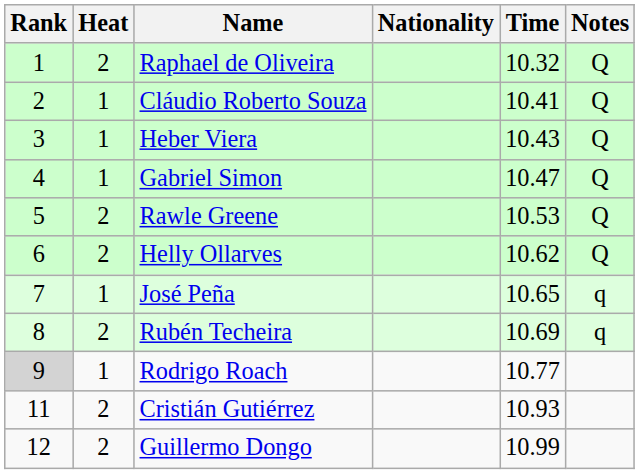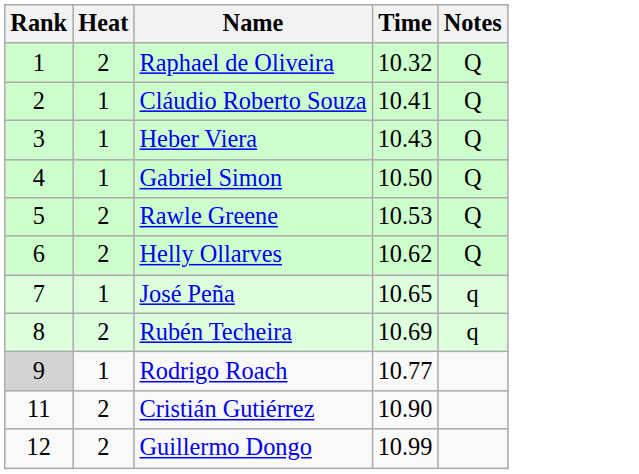- column: (436, 23)
(532, 178) 10.47 -> (405, 178) 10.50
(532, 409) 10.93 -> (405, 409) 10.90
